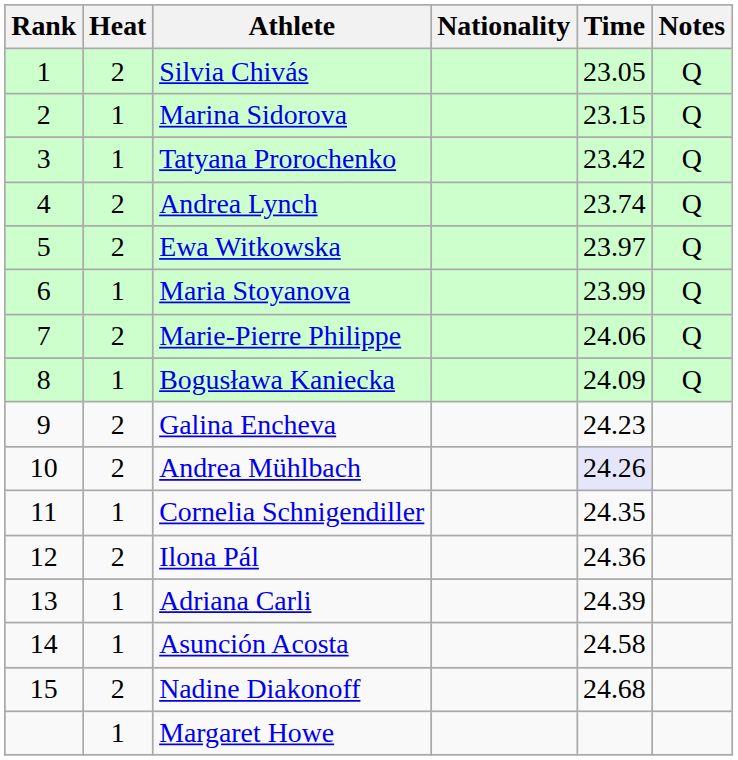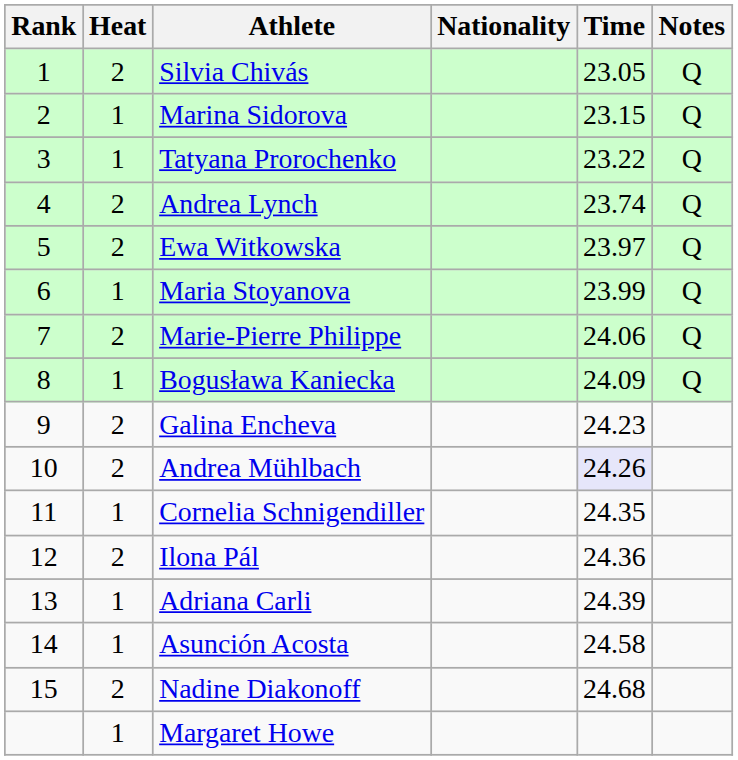(614, 159) 23.42 -> (614, 159) 23.22
